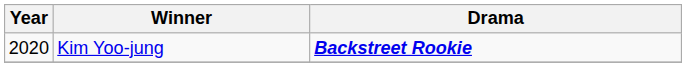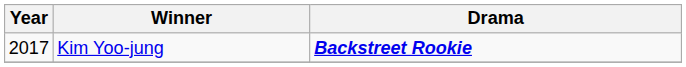(29, 47) 2020 -> (29, 47) 2017
